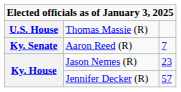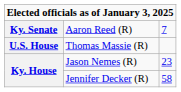rows swapped: (107, 29) <-> (99, 45)
(167, 78) 57 -> (167, 78) 58
